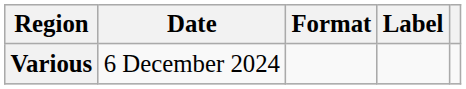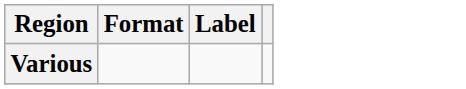- column: (192, 24)
